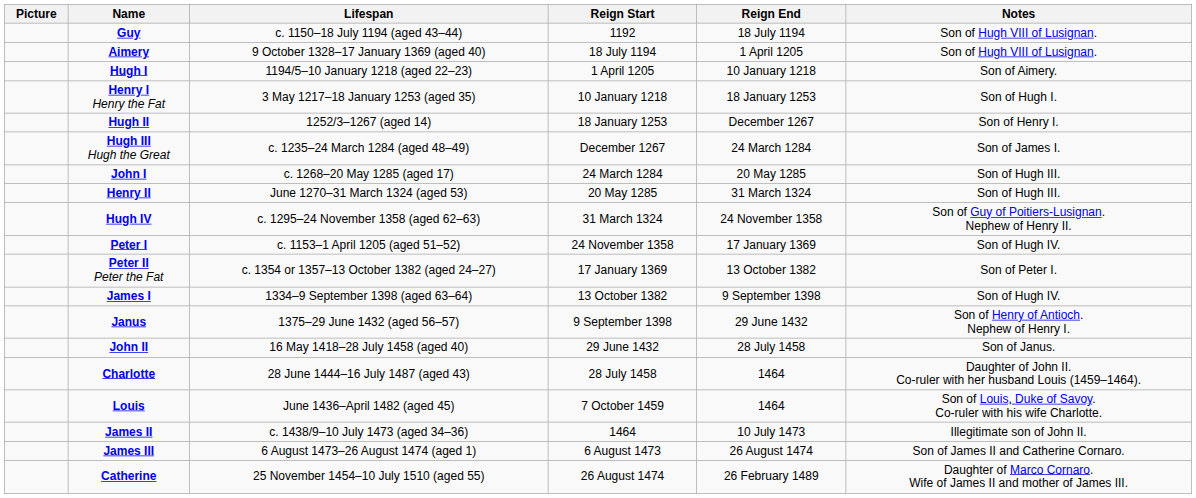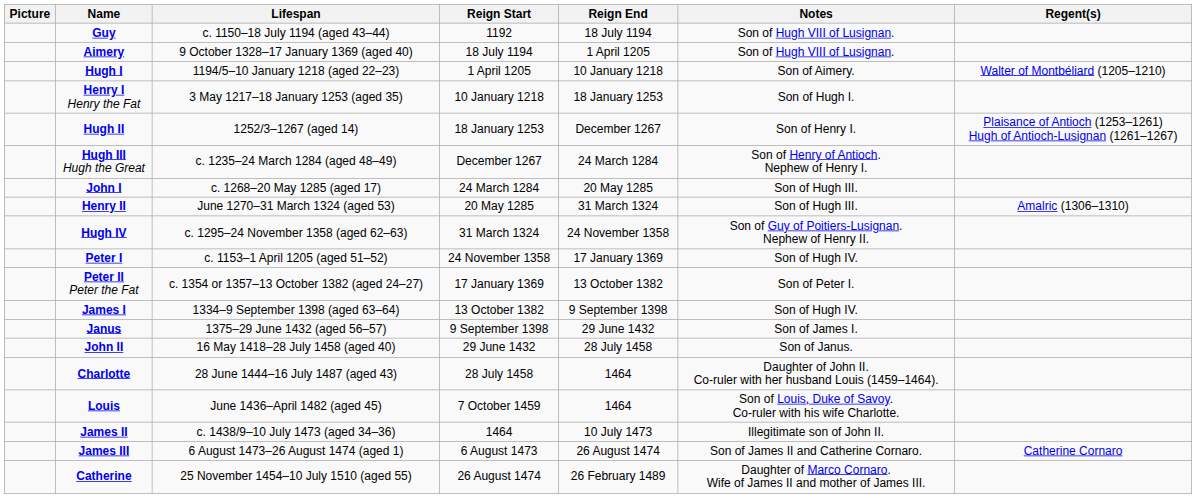+ column: (1073, 14)
(1019, 148) Son of James I. -> (816, 161) Son of Henry of Antioch. Nephew of Henry I.
(1019, 322) Son of Henry of Antioch. Nephew of Henry I. -> (816, 328) Son of James I.
